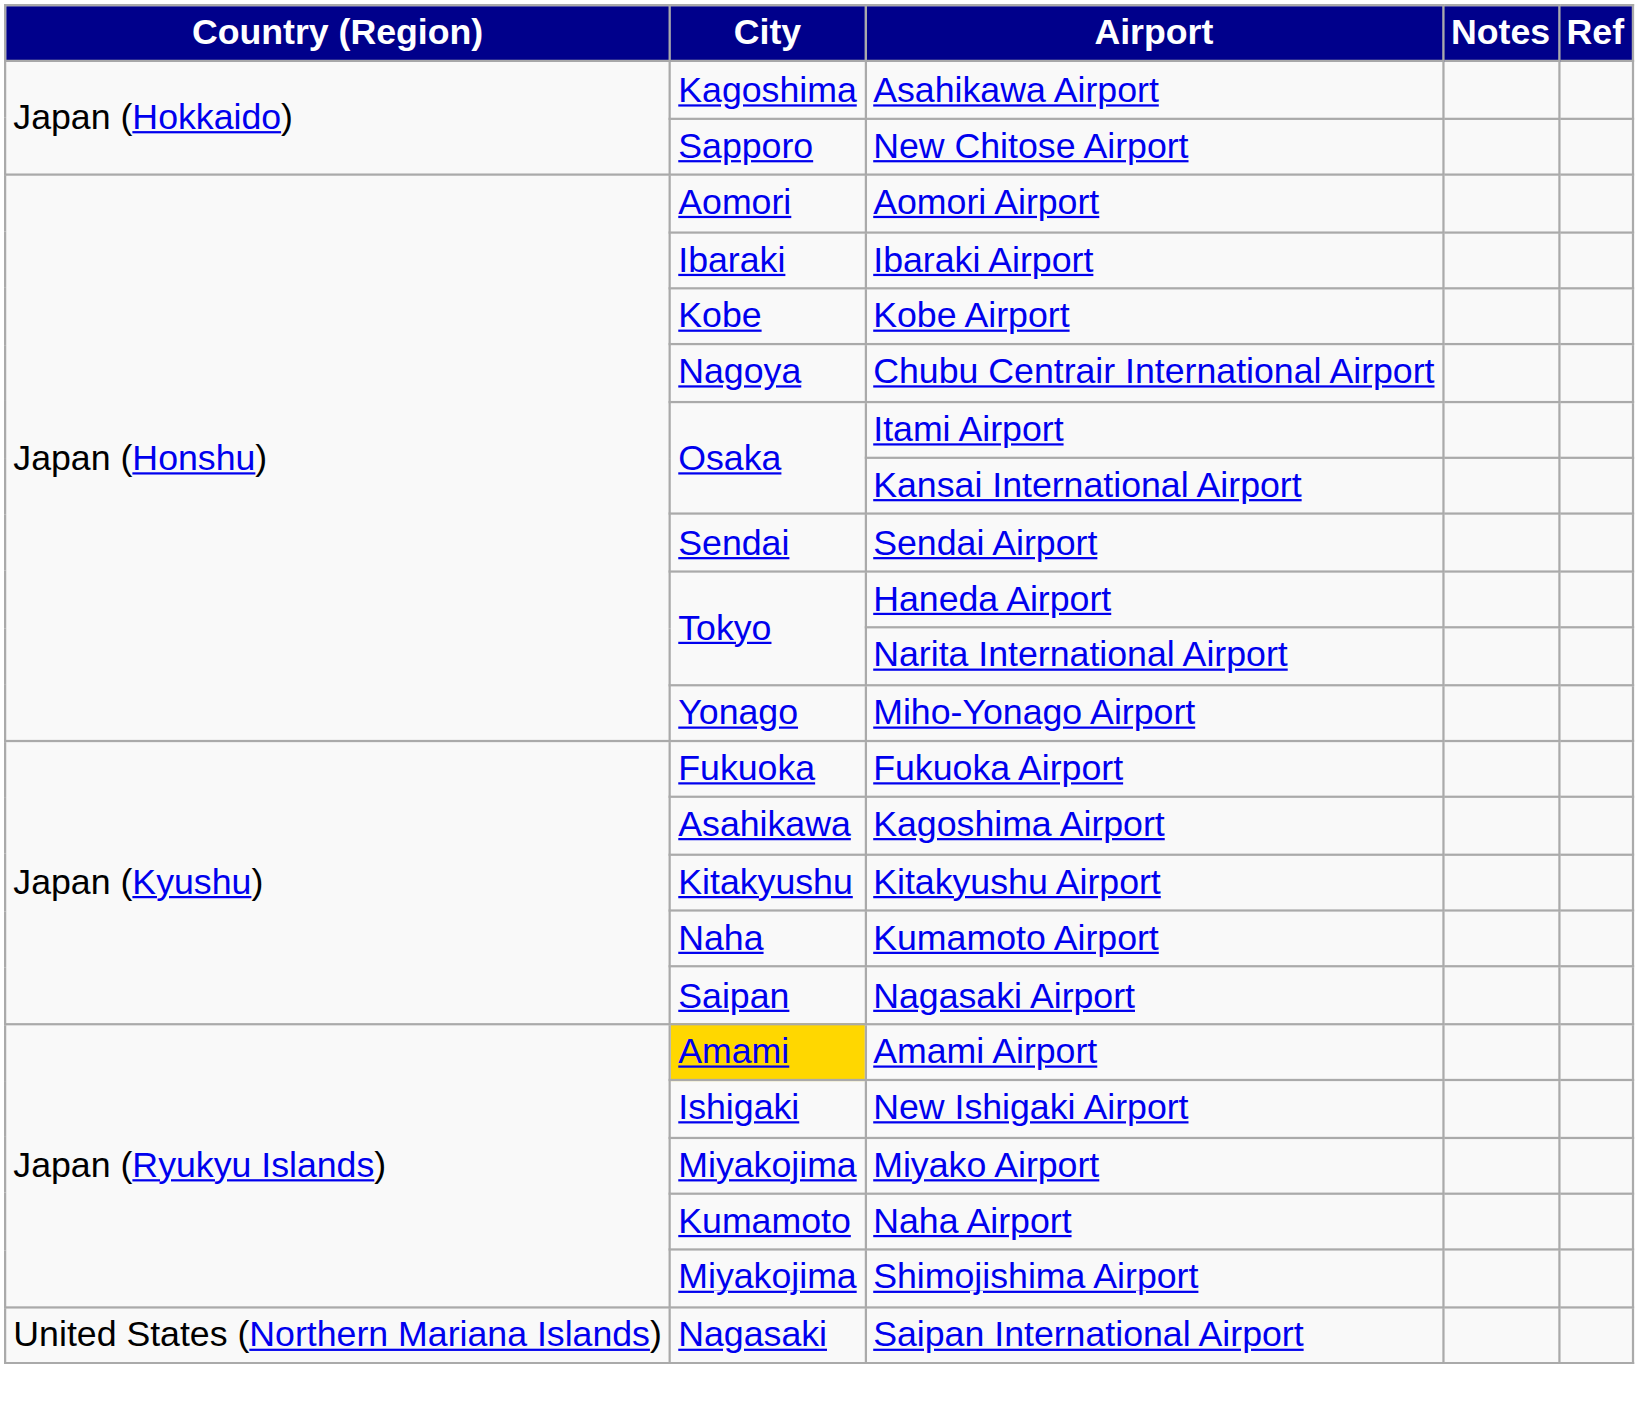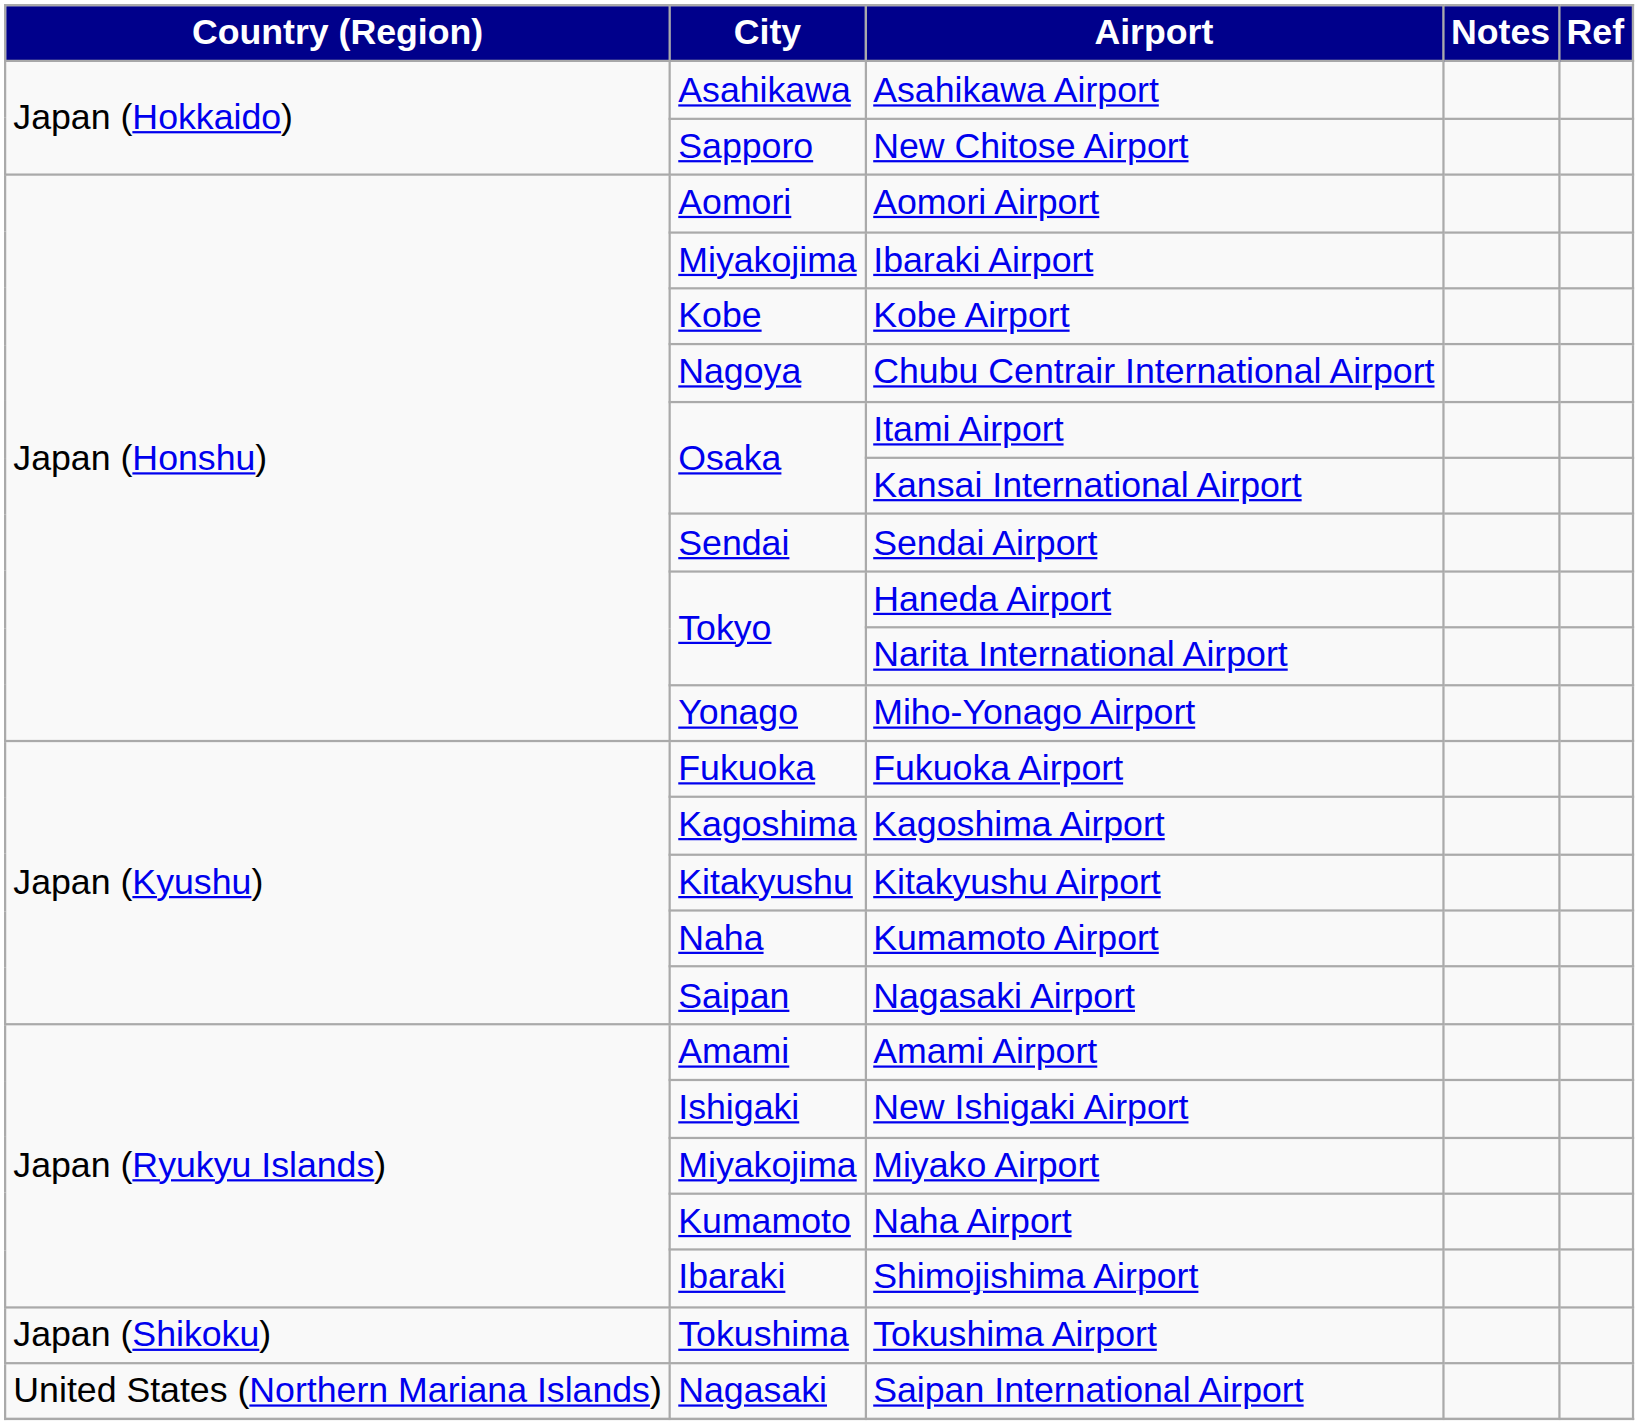(768, 89) Kagoshima -> (765, 89) Asahikawa
(732, 259) Ibaraki -> (767, 259) Miyakojima
(765, 825) Asahikawa -> (768, 825) Kagoshima
(734, 1051) gold background -> (734, 1051) no background
(767, 1277) Miyakojima -> (732, 1277) Ibaraki
+ row: (1015, 1334)
